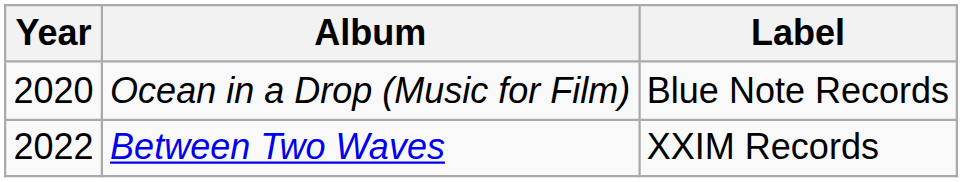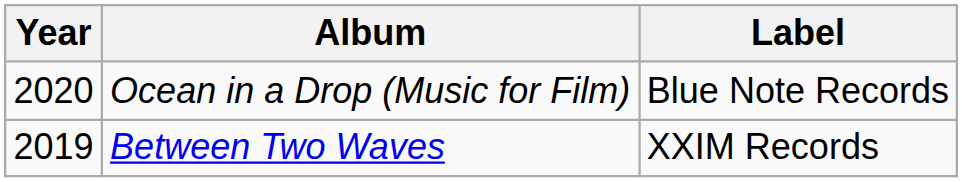(53, 147) 2022 -> (53, 147) 2019
